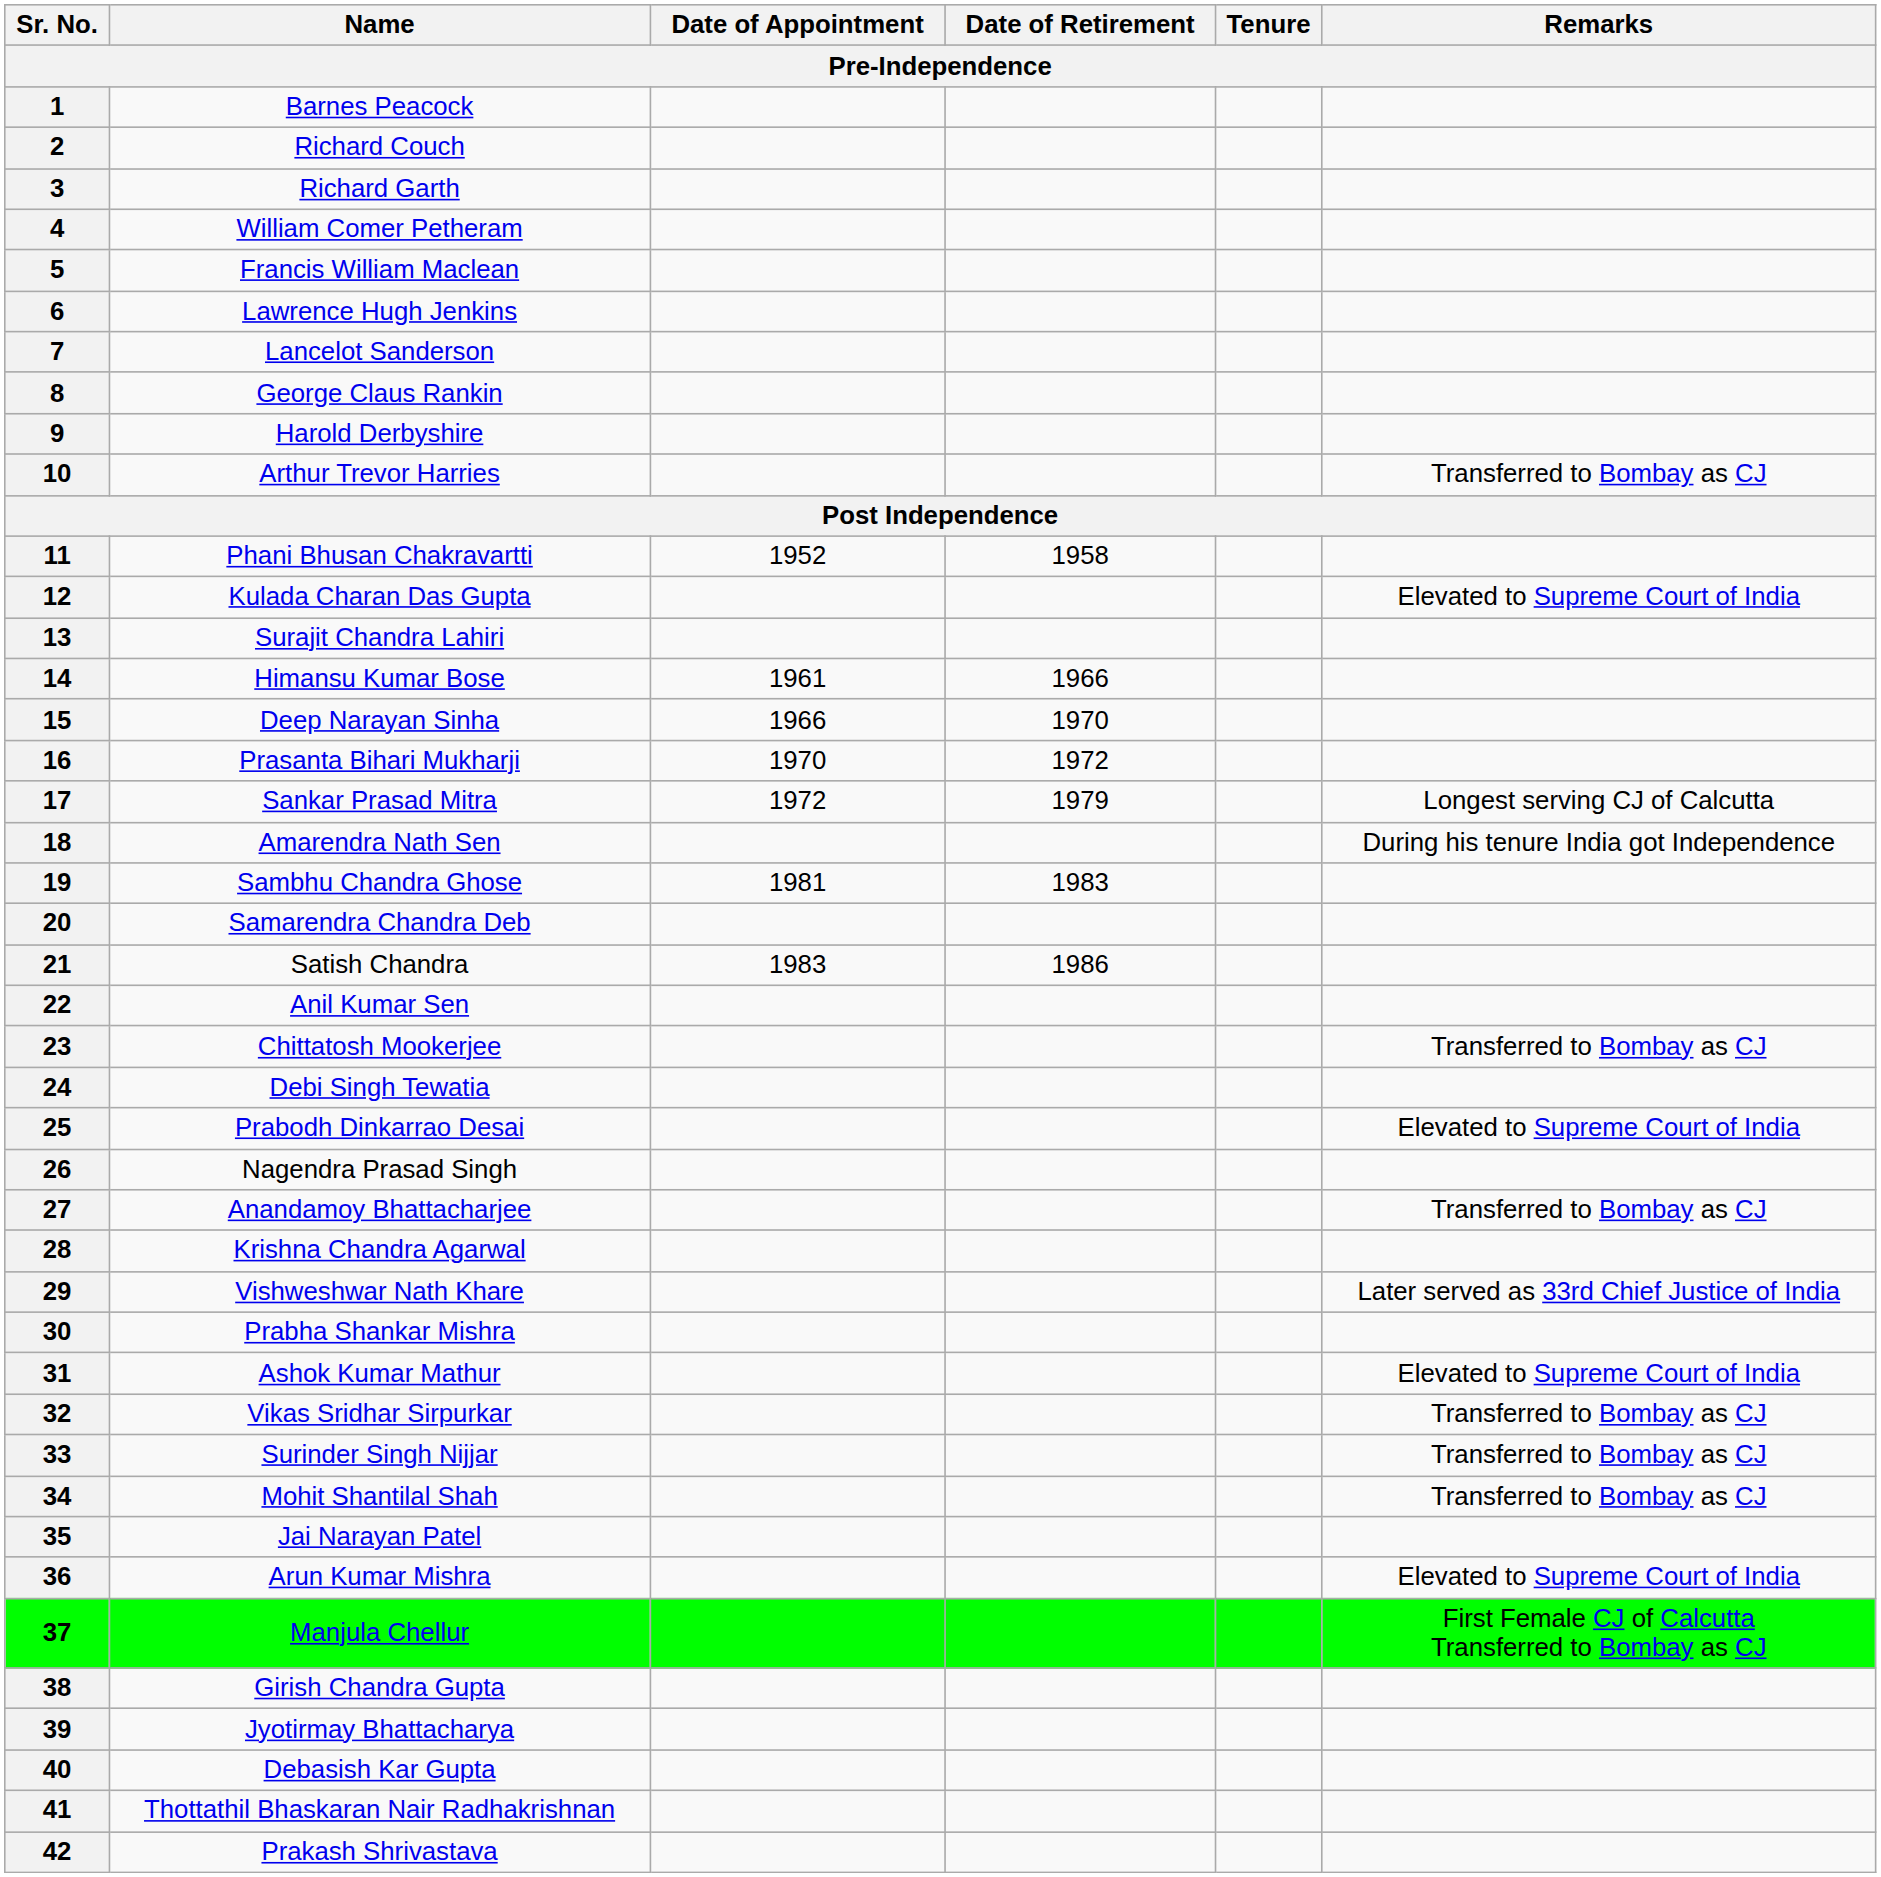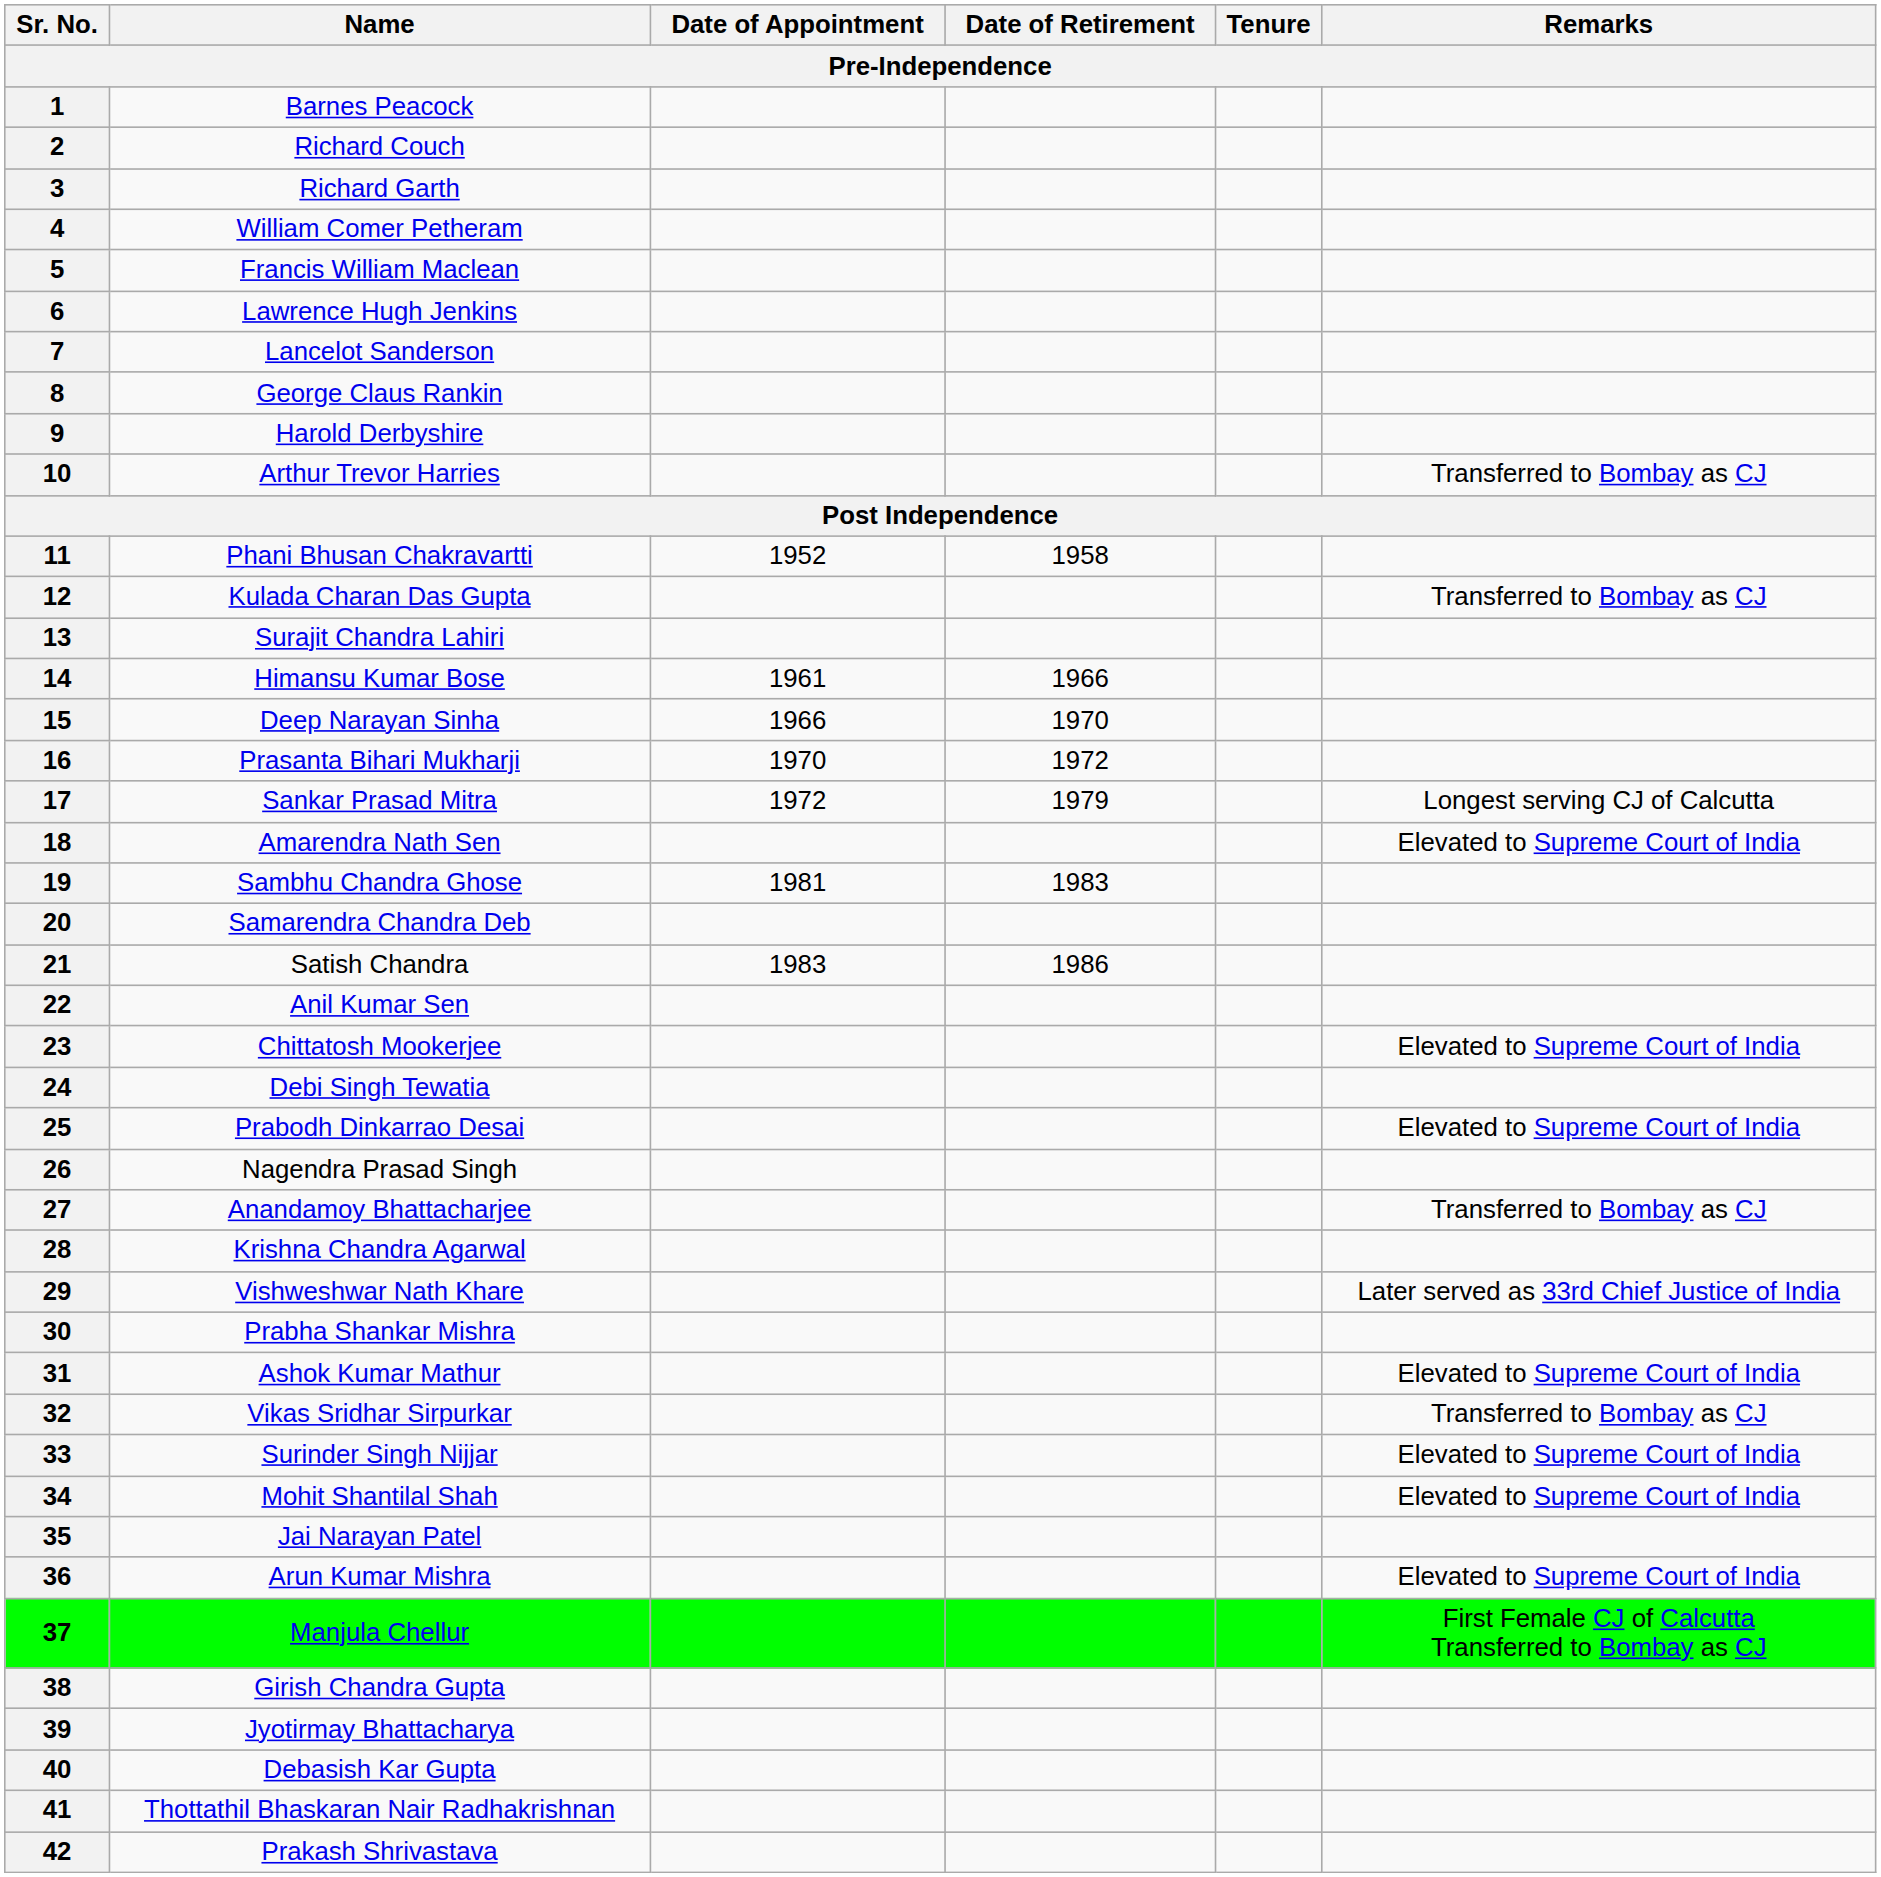(1599, 596) Elevated to Supreme Court of India -> (1599, 596) Transferred to Bombay as CJ
(1599, 842) During his tenure India got Independence -> (1599, 842) Elevated to Supreme Court of India
(1599, 1046) Transferred to Bombay as CJ -> (1599, 1046) Elevated to Supreme Court of India
(1599, 1454) Transferred to Bombay as CJ -> (1599, 1454) Elevated to Supreme Court of India
(1599, 1495) Transferred to Bombay as CJ -> (1599, 1495) Elevated to Supreme Court of India
